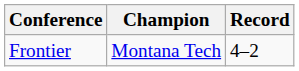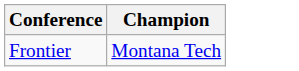- column: (260, 19)
